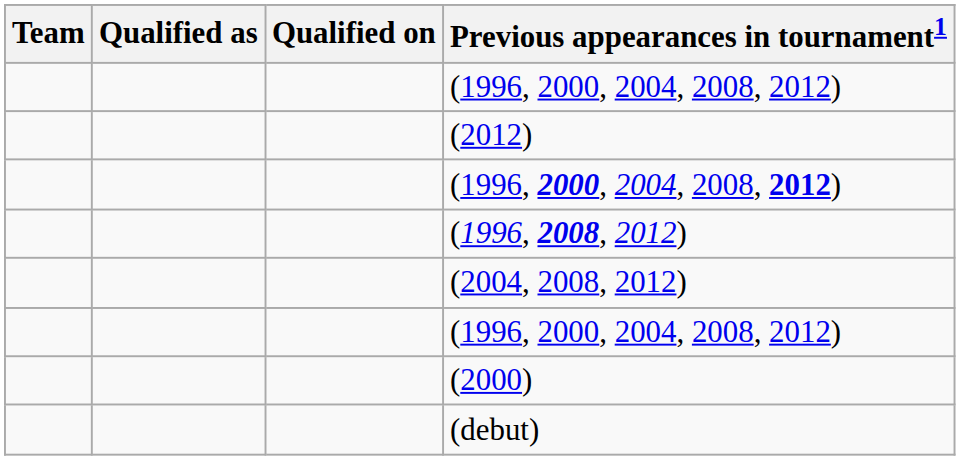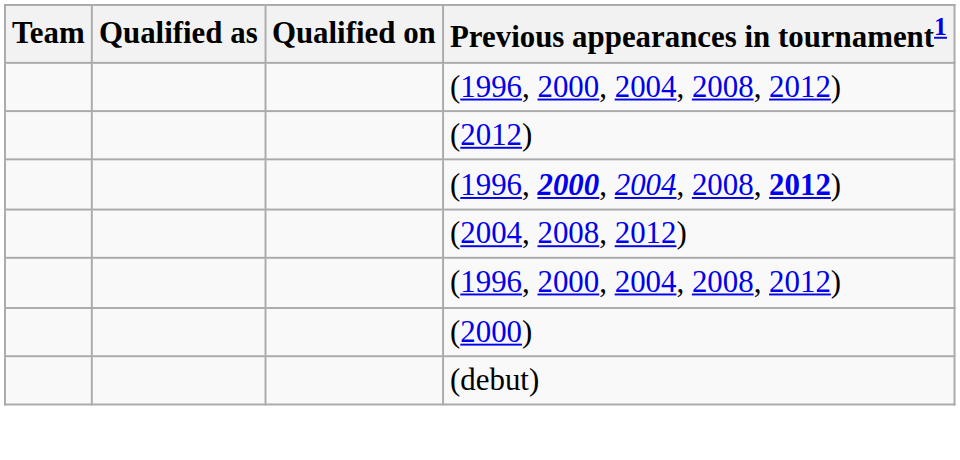- row: (48, 234)
